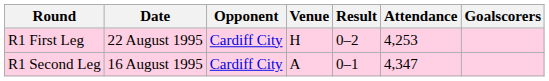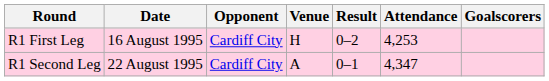(155, 40) 22 August 1995 -> (155, 40) 16 August 1995
(155, 64) 16 August 1995 -> (155, 64) 22 August 1995
